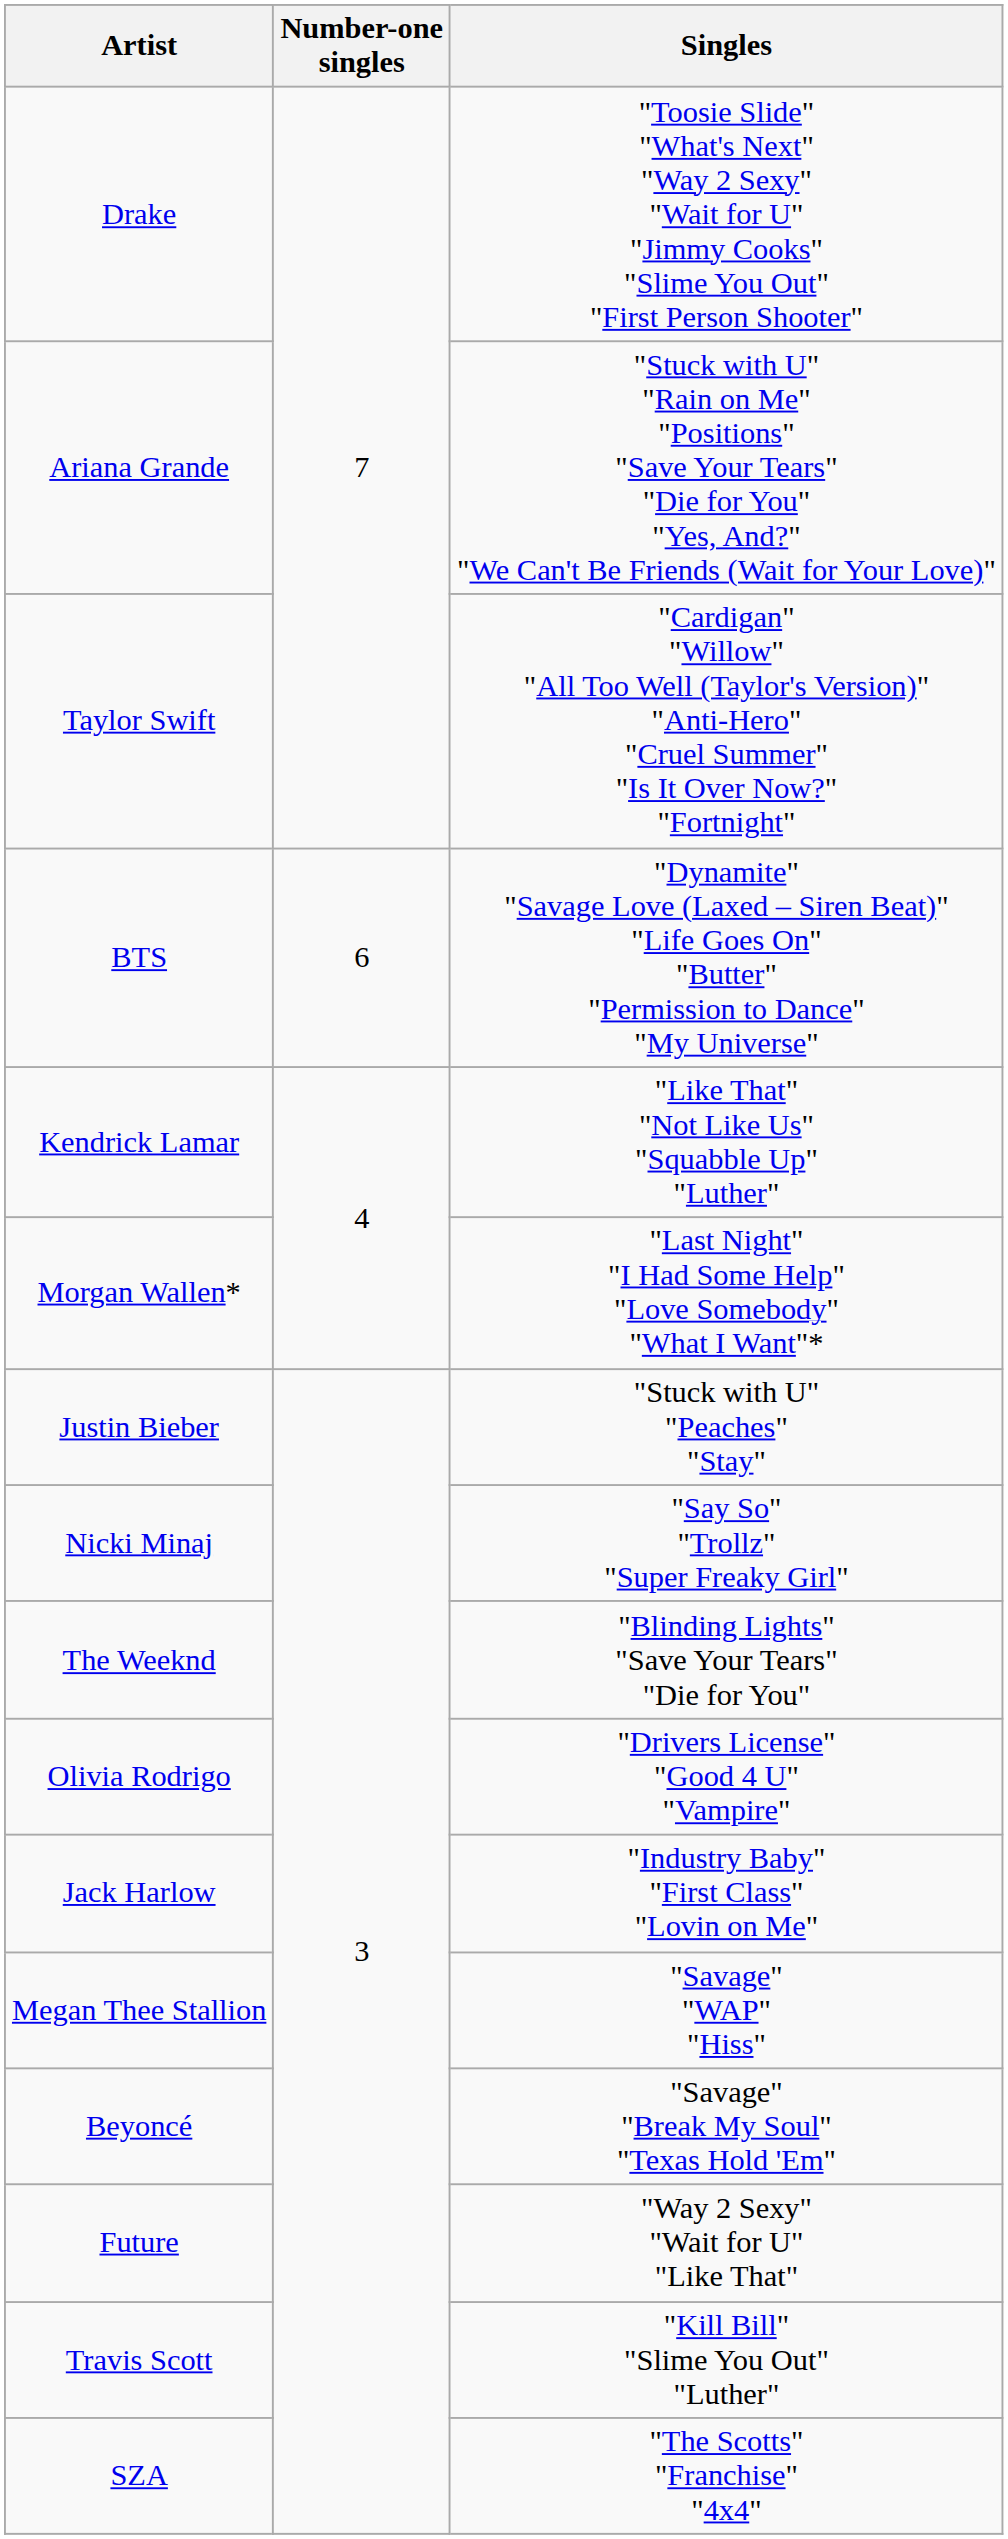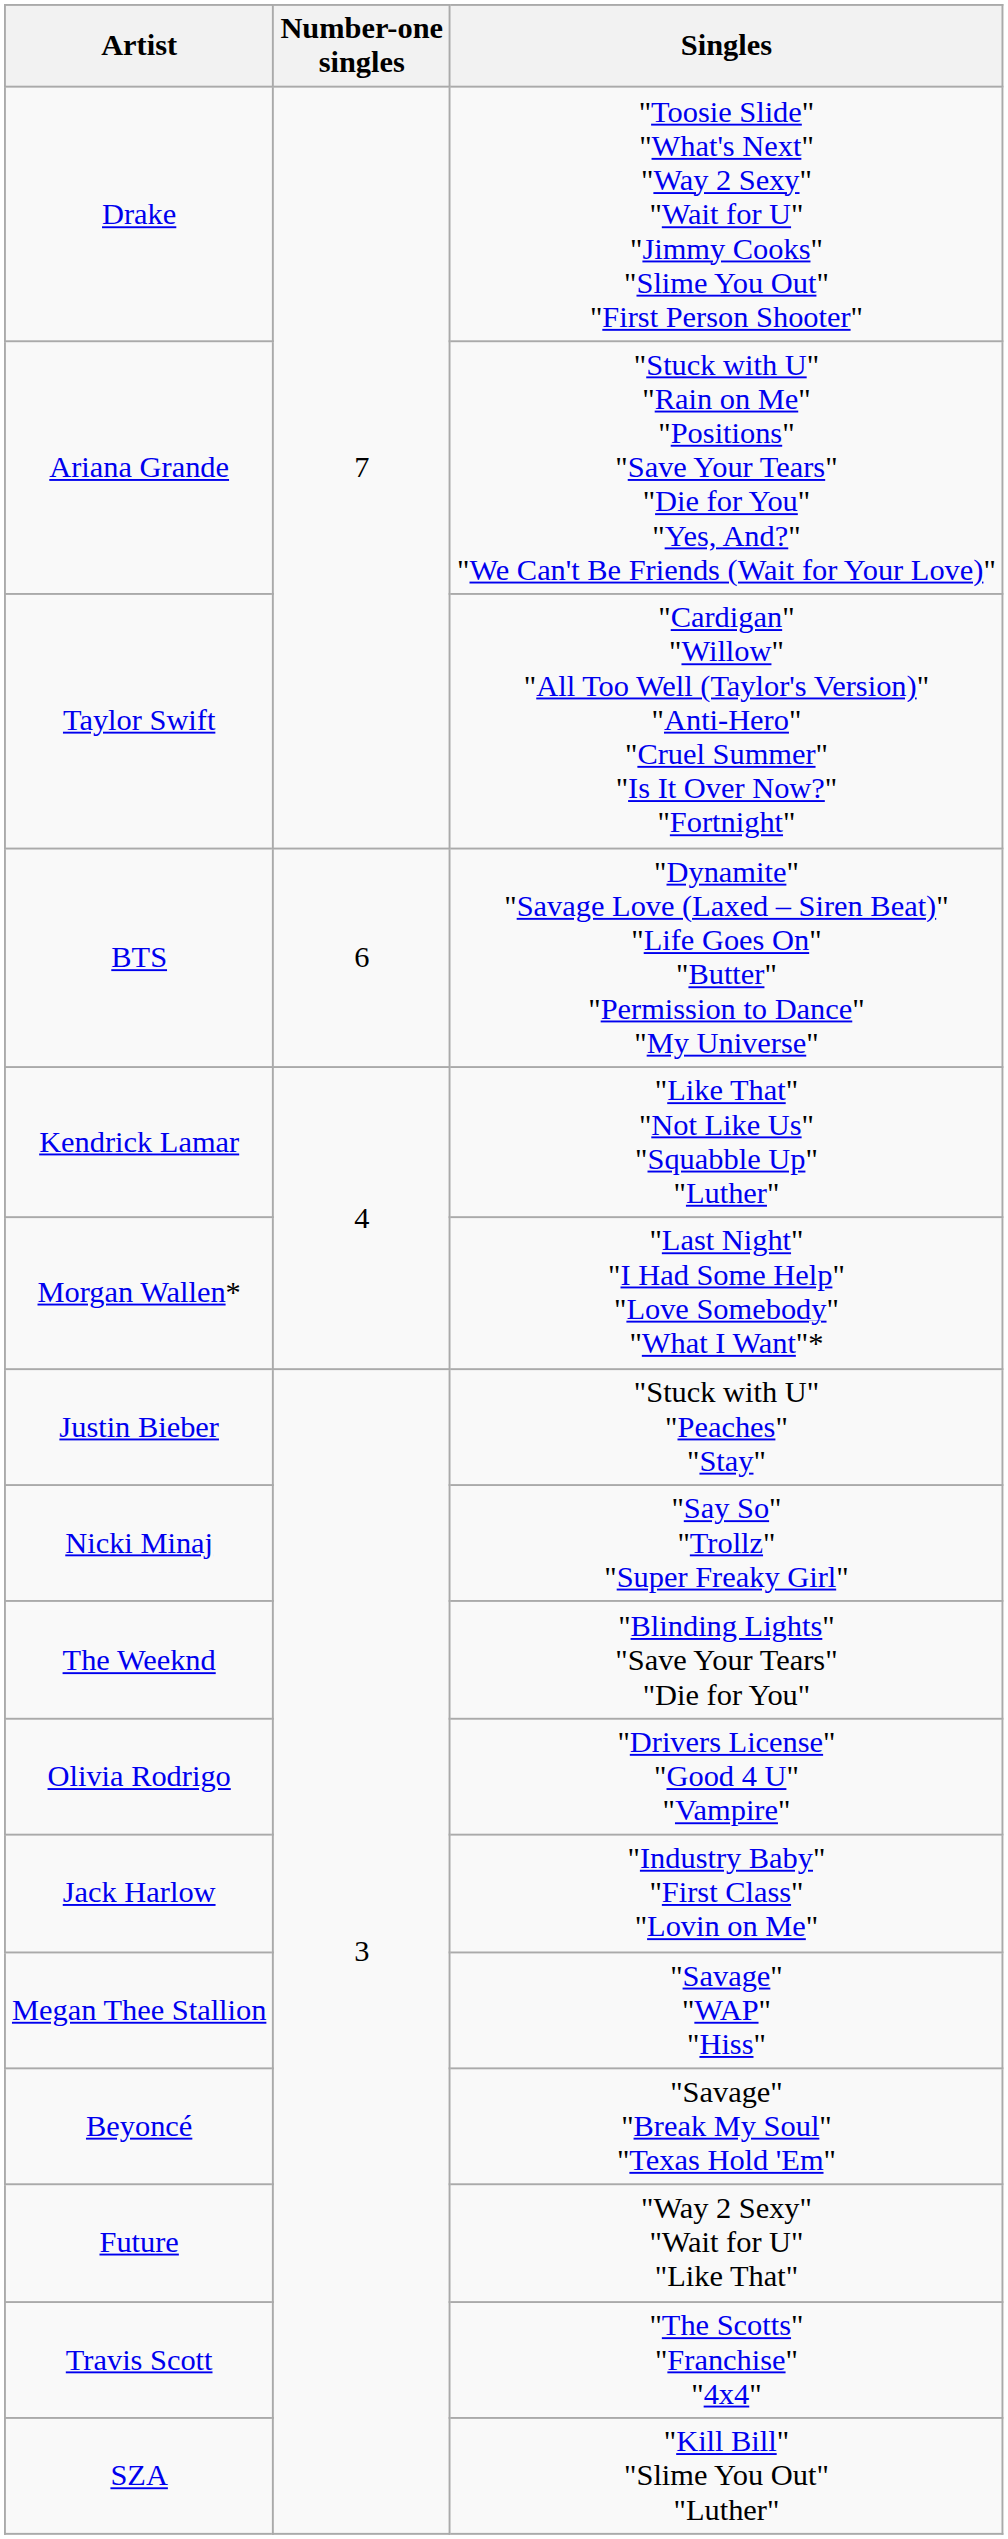(726, 2359) "Kill Bill" "Slime You Out" "Luther" -> (726, 2359) "The Scotts" "Franchise" "4x4"
(726, 2475) "The Scotts" "Franchise" "4x4" -> (726, 2475) "Kill Bill" "Slime You Out" "Luther"
